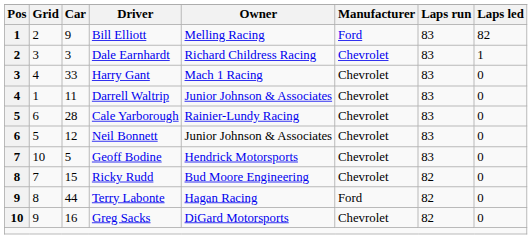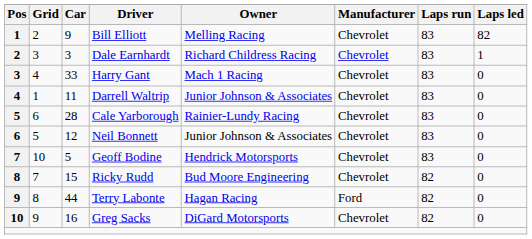(350, 34) Ford -> (363, 34) Chevrolet
